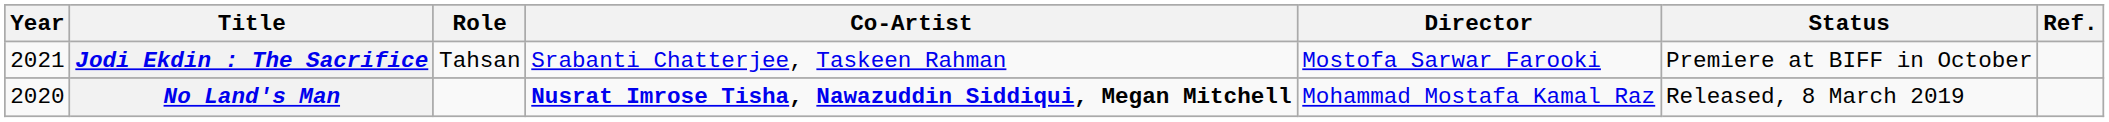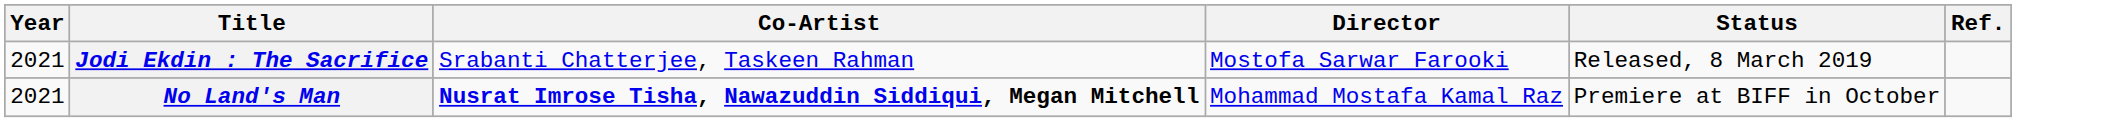- column: (480, 23)
(1849, 60) Premiere at BIFF in October -> (1723, 60) Released, 8 March 2019
(37, 97) 2020 -> (37, 97) 2021
(1815, 97) Released, 8 March 2019 -> (1757, 97) Premiere at BIFF in October
